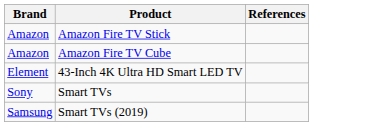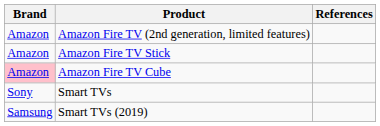+ row: (184, 33)
(28, 53) no background -> (28, 72) pink background
- row: (150, 72)
